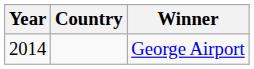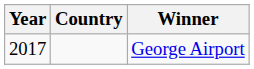(28, 49) 2014 -> (28, 49) 2017
